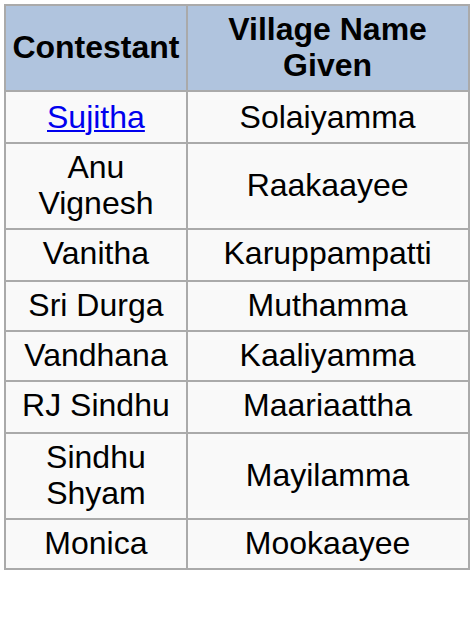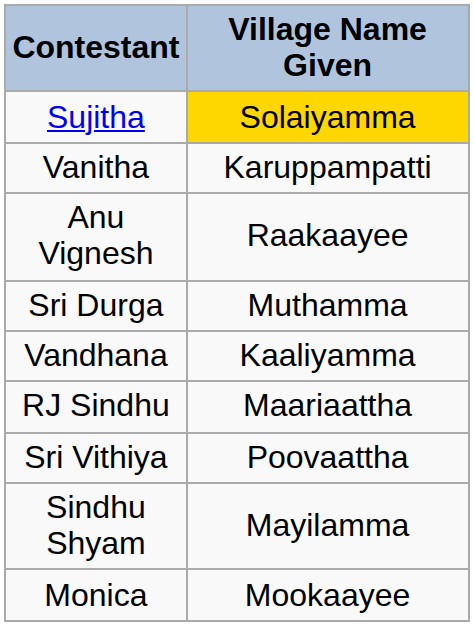(328, 116) no background -> (328, 116) gold background
rows swapped: (96, 254) <-> (96, 185)
+ row: (96, 457)
